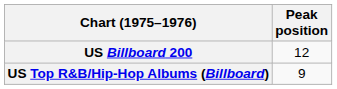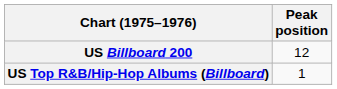(302, 73) 9 -> (302, 73) 1
